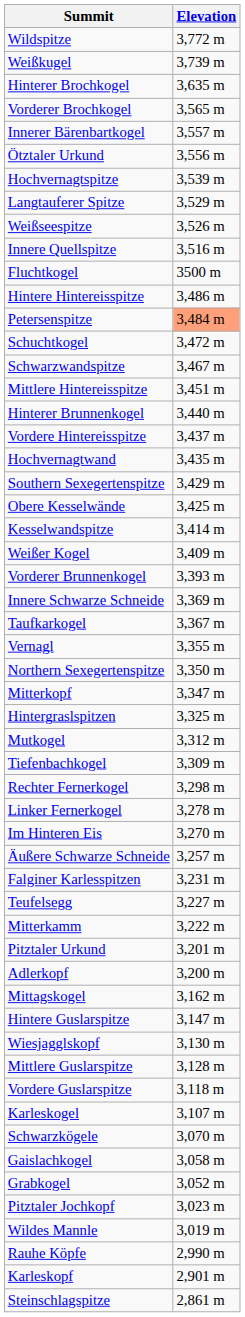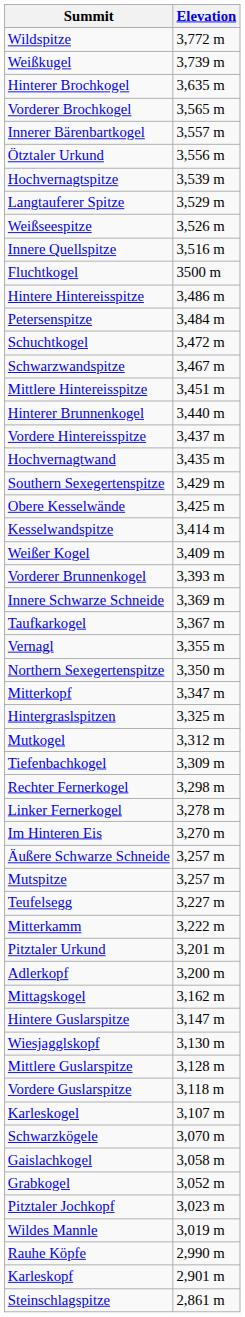(201, 319) lightsalmon background -> (201, 319) no background
+ row: (37, 879)
- row: (74, 879)
